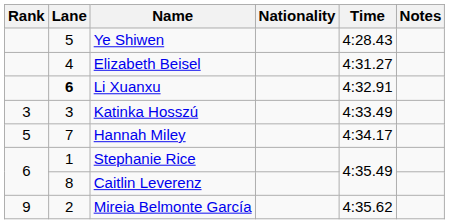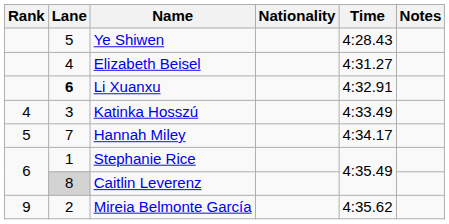(26, 111) 3 -> (26, 111) 4
(69, 183) no background -> (69, 183) lightgrey background
